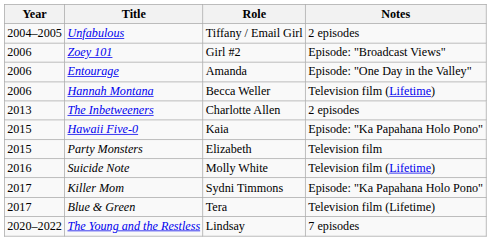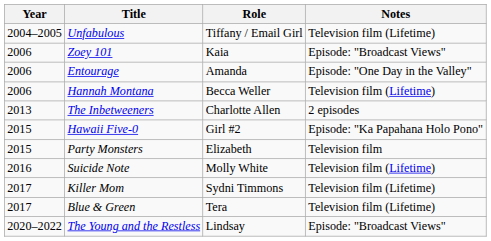(334, 33) 2 episodes -> (372, 33) Television film (Lifetime)
(223, 52) Girl #2 -> (217, 52) Kaia
(217, 129) Kaia -> (223, 129) Girl #2
(396, 187) Episode: "Ka Papahana Holo Pono" -> (372, 187) Television film (Lifetime)
(334, 226) 7 episodes -> (377, 226) Episode: "Broadcast Views"
